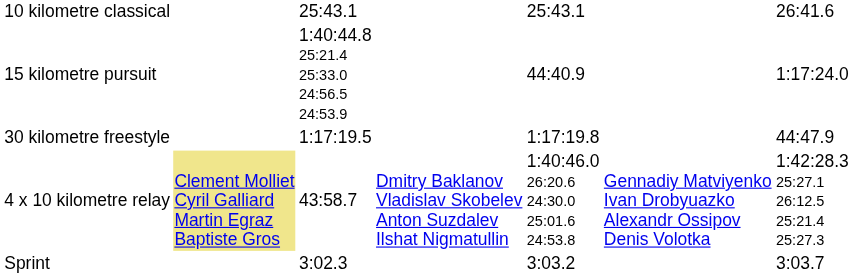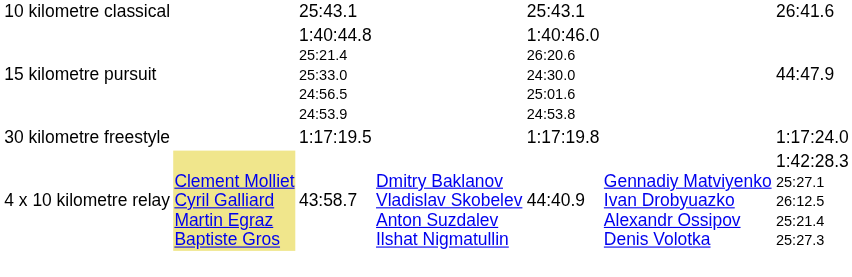(556, 74) 44:40.9 -> (563, 74) 1:40:46.0 26:20.6 24:30.0 25:01.6 24:53.8
(812, 74) 1:17:24.0 -> (805, 74) 44:47.9
(805, 137) 44:47.9 -> (812, 137) 1:17:24.0
(563, 200) 1:40:46.0 26:20.6 24:30.0 25:01.6 24:53.8 -> (556, 200) 44:40.9
- row: (27, 263)
